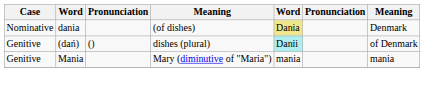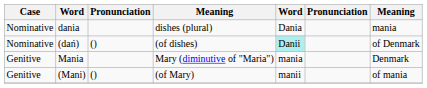(174, 28) (of dishes) -> (184, 28) dishes (plural)
(288, 28) khaki background -> (290, 28) no background
(388, 28) Denmark -> (384, 28) mania
(24, 43) Genitive -> (30, 43) Nominative
(181, 43) dishes (plural) -> (176, 43) (of dishes)
(382, 59) mania -> (391, 59) Denmark
+ row: (72, 75)
